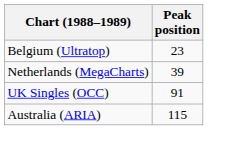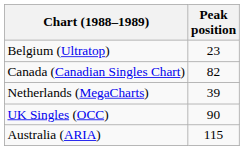+ row: (96, 72)
(177, 93) 91 -> (214, 114) 90
